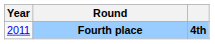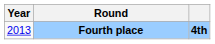(19, 30) 2011 -> (19, 30) 2013
